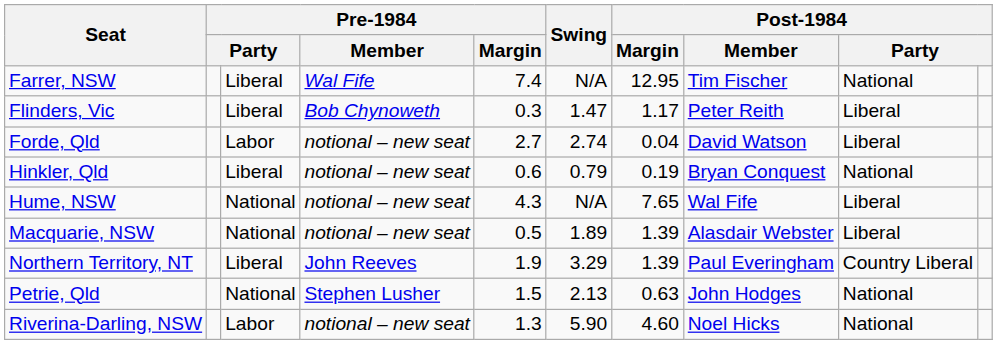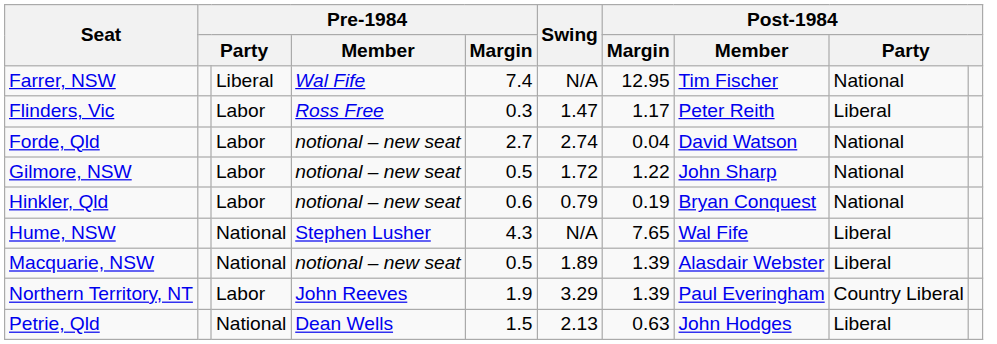(254, 111) Liberal -> (240, 111) Labor
(372, 111) Bob Chynoweth -> (340, 111) Ross Free
(872, 141) Liberal -> (869, 141) National
+ row: (70, 171)
(254, 171) Liberal -> (240, 202) Labor
(387, 202) notional – new seat -> (363, 232) Stephen Lusher
(254, 263) Liberal -> (240, 293) Labor
(372, 293) Stephen Lusher -> (344, 324) Dean Wells
(878, 293) National -> (862, 324) Liberal
- row: (106, 324)
